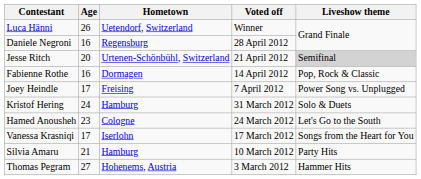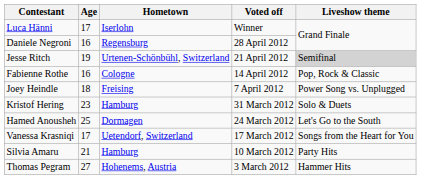(86, 27) 26 -> (86, 27) 17
(147, 27) Uetendorf, Switzerland -> (117, 27) Iserlohn
(86, 58) 20 -> (86, 58) 19
(122, 74) Dormagen -> (118, 74) Cologne
(86, 89) 17 -> (86, 89) 18
(86, 105) 24 -> (86, 105) 23
(86, 120) 23 -> (86, 120) 25
(118, 120) Cologne -> (122, 120) Dormagen
(117, 136) Iserlohn -> (147, 136) Uetendorf, Switzerland
